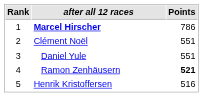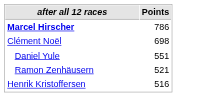- column: (18, 12)
(188, 41) 551 -> (162, 41) 698
(188, 70) bold -> (162, 70) normal
